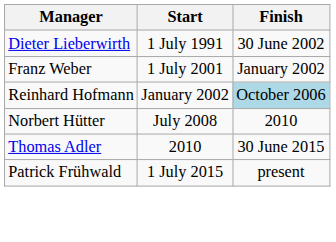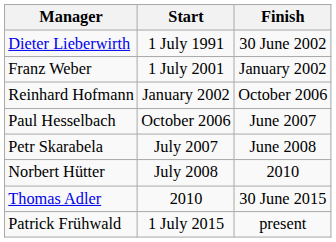(281, 95) lightblue background -> (283, 95) no background
+ row: (62, 120)
+ row: (56, 146)
